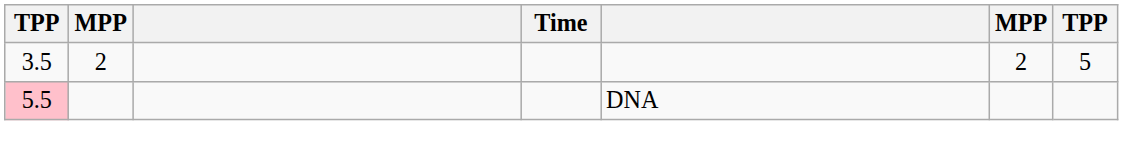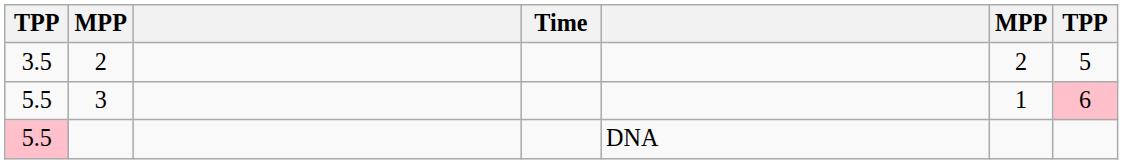+ row: (101, 100)
